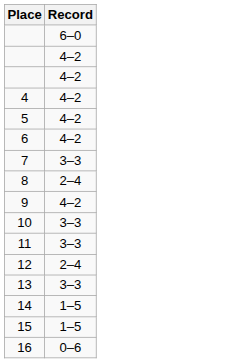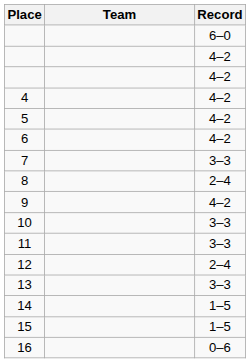+ column: (120, 14)
